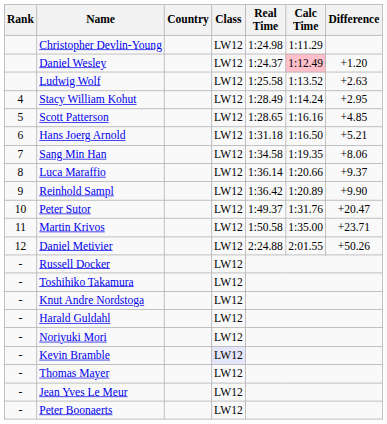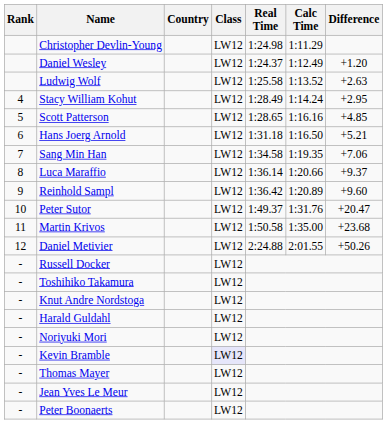(306, 63) pink background -> (306, 63) no background
(354, 154) +8.06 -> (354, 154) +7.06
(354, 191) +9.90 -> (354, 191) +9.60
(354, 227) +23.71 -> (354, 227) +23.68
